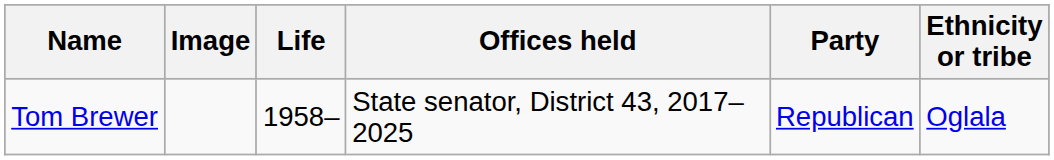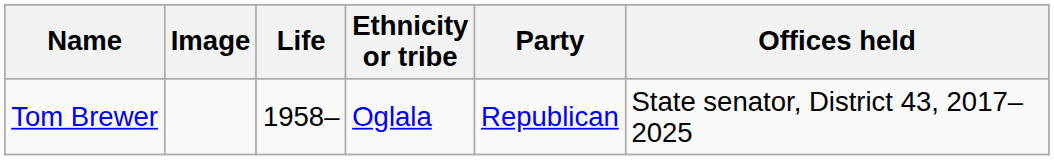columns swapped: (984, 41) <-> (558, 41)
